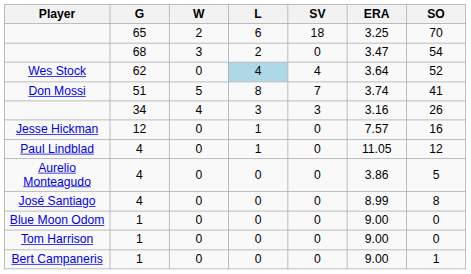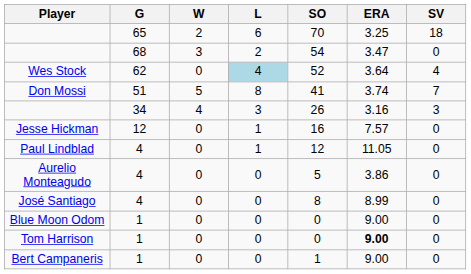columns swapped: (317, 14) <-> (436, 14)
(377, 239) normal -> (377, 239) bold
